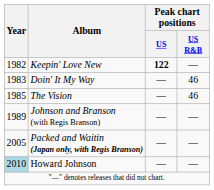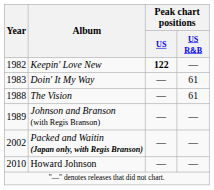(193, 80) 46 -> (193, 80) 61
(16, 96) 1985 -> (16, 96) 1988
(193, 96) 46 -> (193, 96) 61
(16, 143) 2005 -> (16, 143) 2002
(16, 164) lightblue background -> (16, 164) no background
